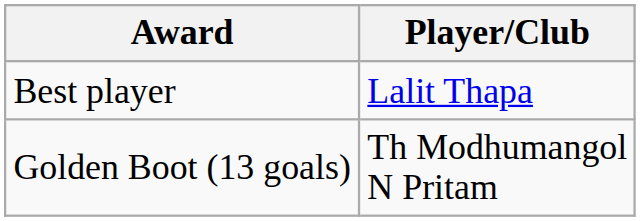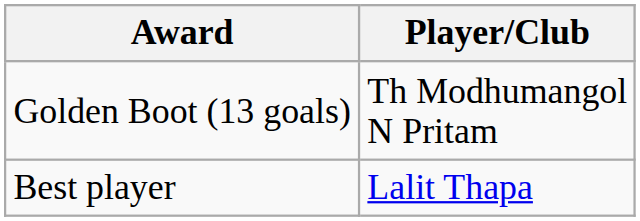rows swapped: (182, 166) <-> (94, 89)
